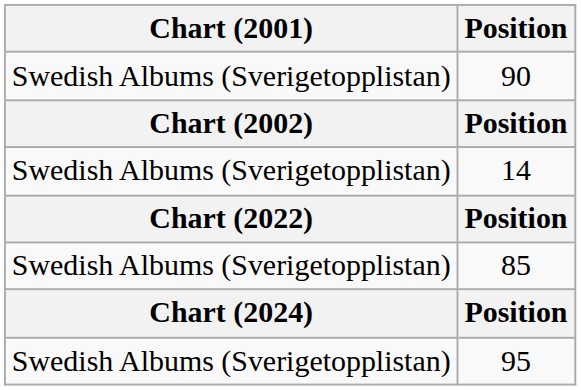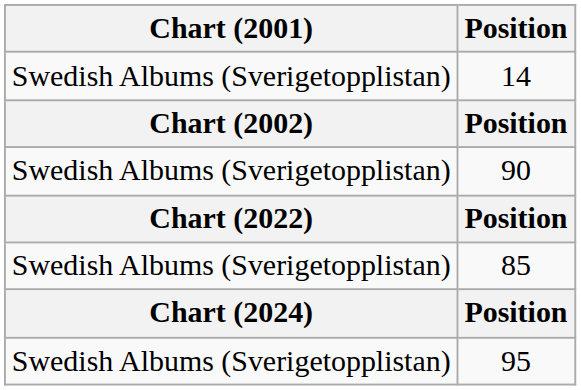rows swapped: (516, 170) <-> (516, 75)
